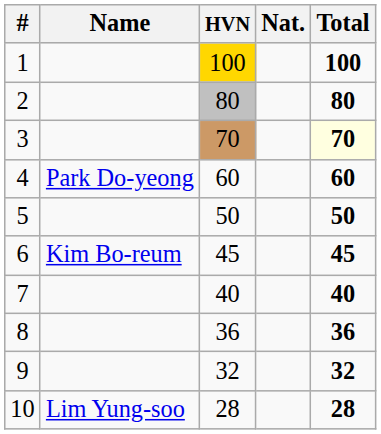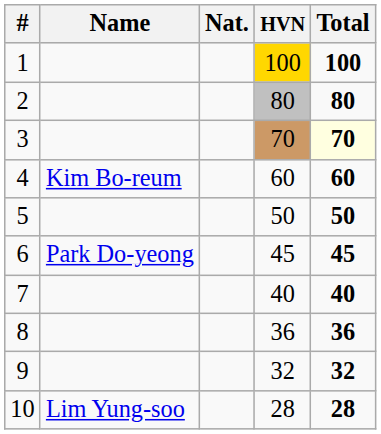columns swapped: (283, 23) <-> (228, 25)
(120, 178) Park Do-yeong -> (114, 178) Kim Bo-reum
(114, 255) Kim Bo-reum -> (120, 255) Park Do-yeong
